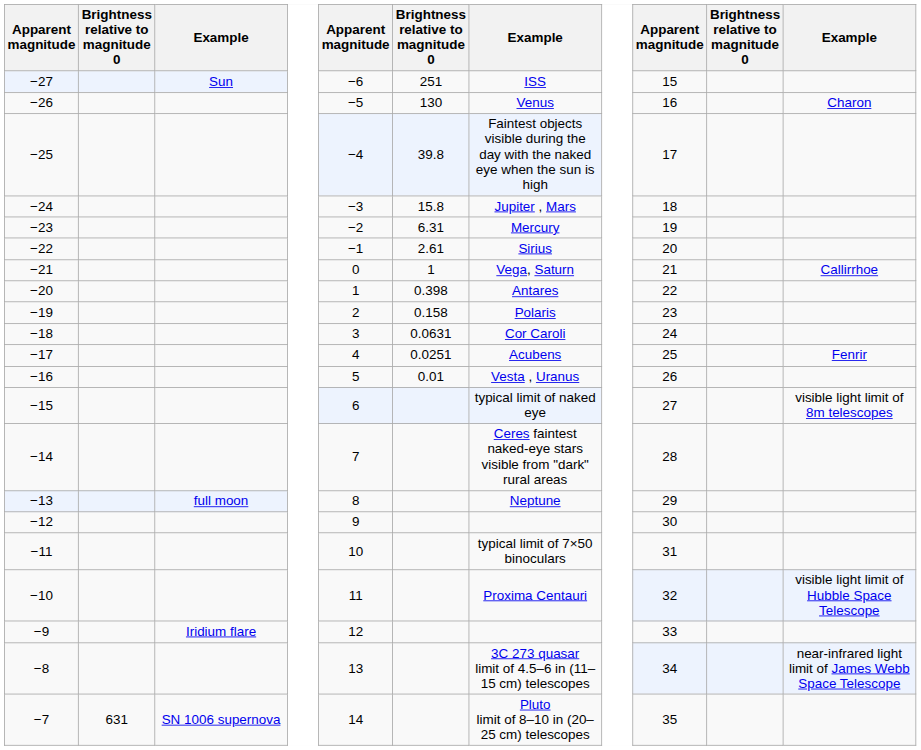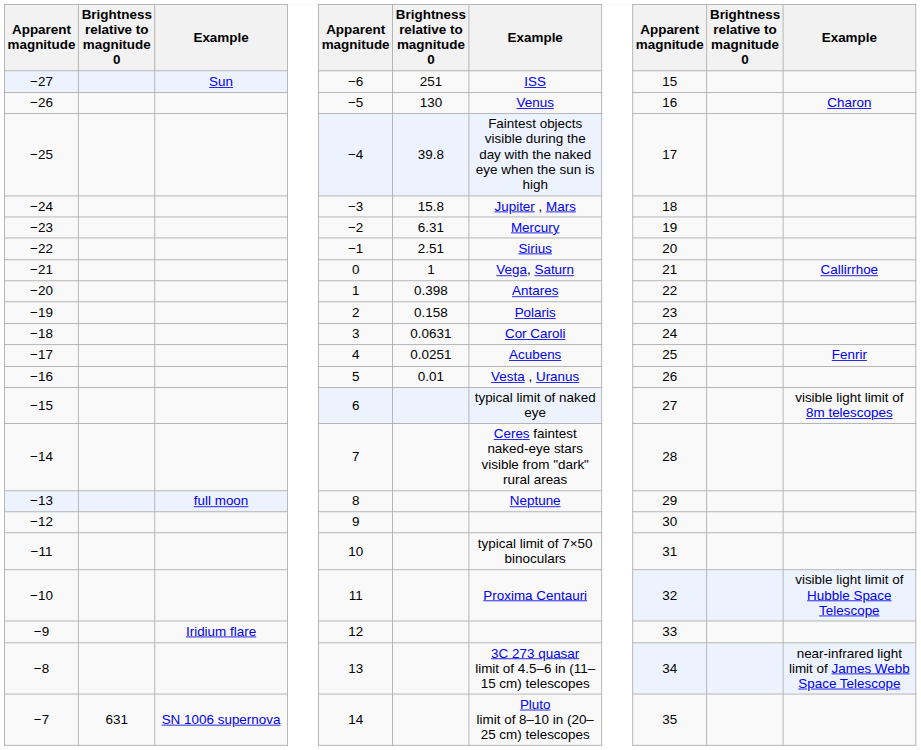(431, 248) 2.61 -> (431, 248) 2.51
